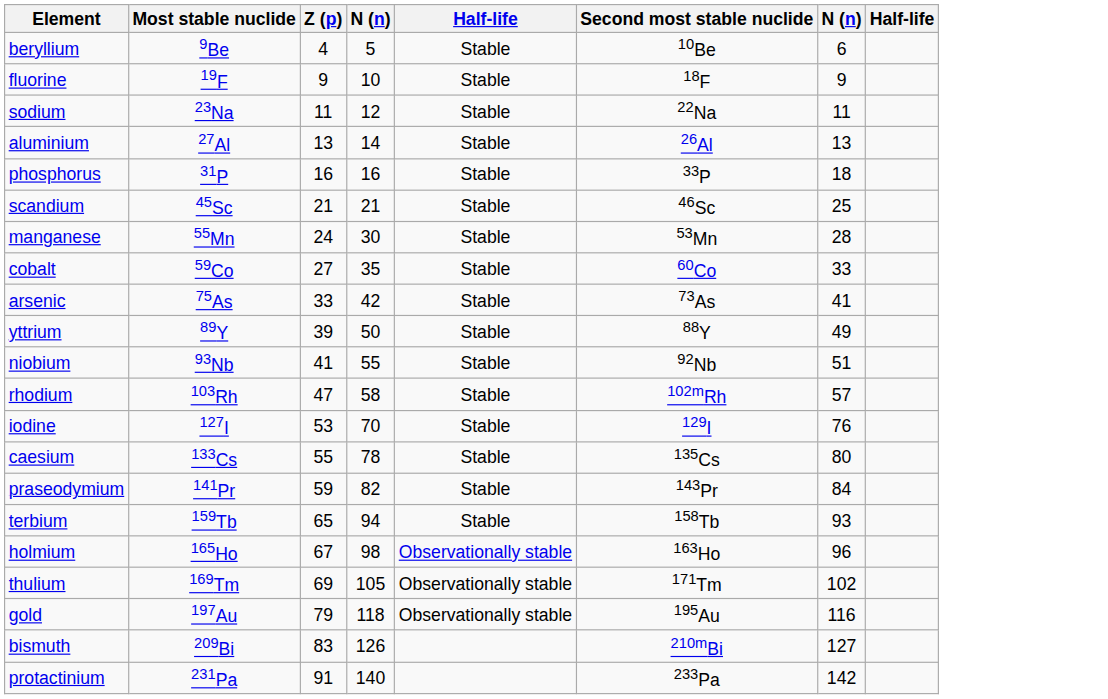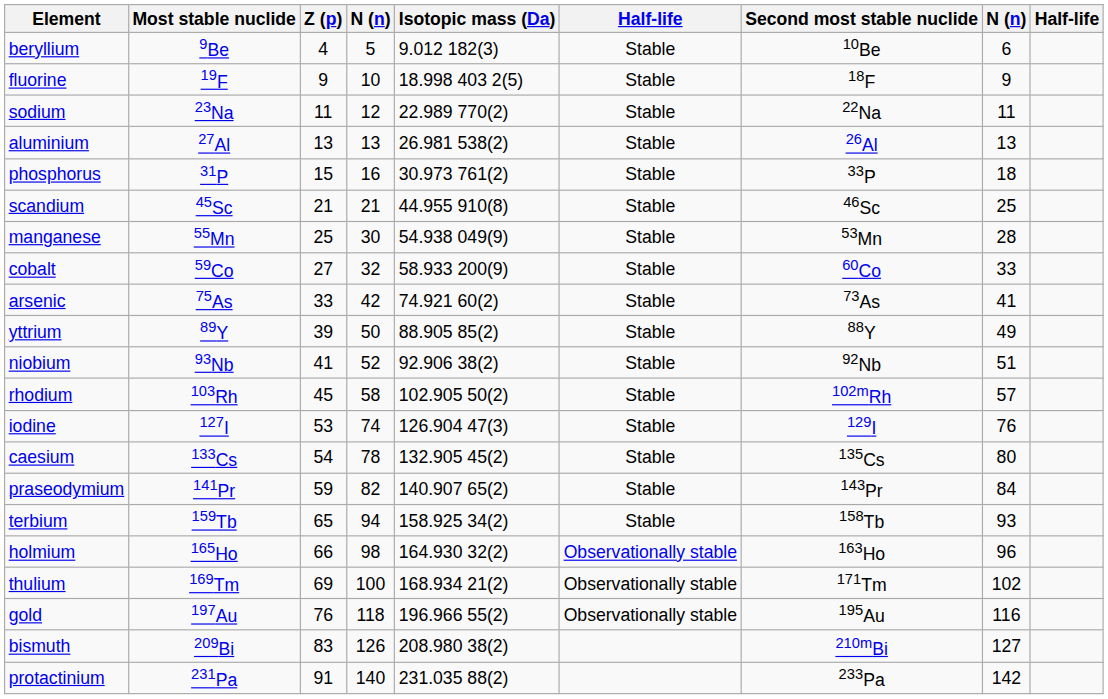+ column: (477, 19)
(371, 143) 14 -> (371, 143) 13
(323, 174) 16 -> (323, 174) 15
(323, 237) 24 -> (323, 237) 25
(371, 269) 35 -> (371, 269) 32
(371, 363) 55 -> (371, 363) 52
(323, 395) 47 -> (323, 395) 45
(371, 426) 70 -> (371, 426) 74
(323, 457) 55 -> (323, 457) 54
(323, 552) 67 -> (323, 552) 66
(371, 583) 105 -> (371, 583) 100
(323, 615) 79 -> (323, 615) 76
